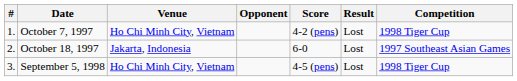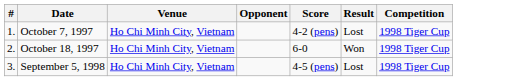(150, 48) Jakarta, Indonesia -> (172, 48) Ho Chi Minh City, Vietnam
(353, 48) Lost -> (354, 48) Won
(445, 48) 1997 Southeast Asian Games -> (414, 48) 1998 Tiger Cup
